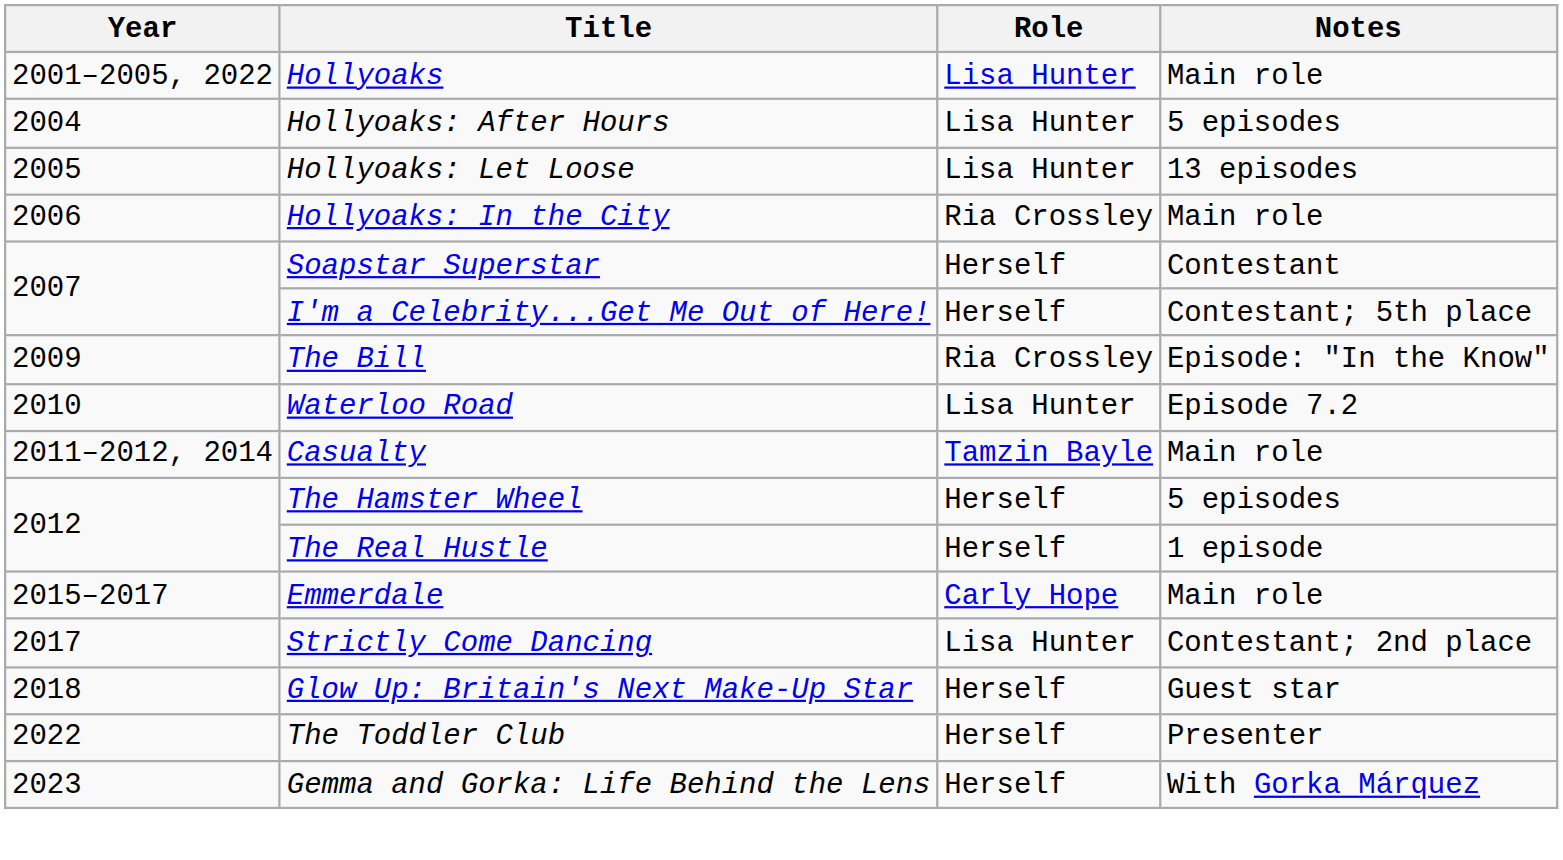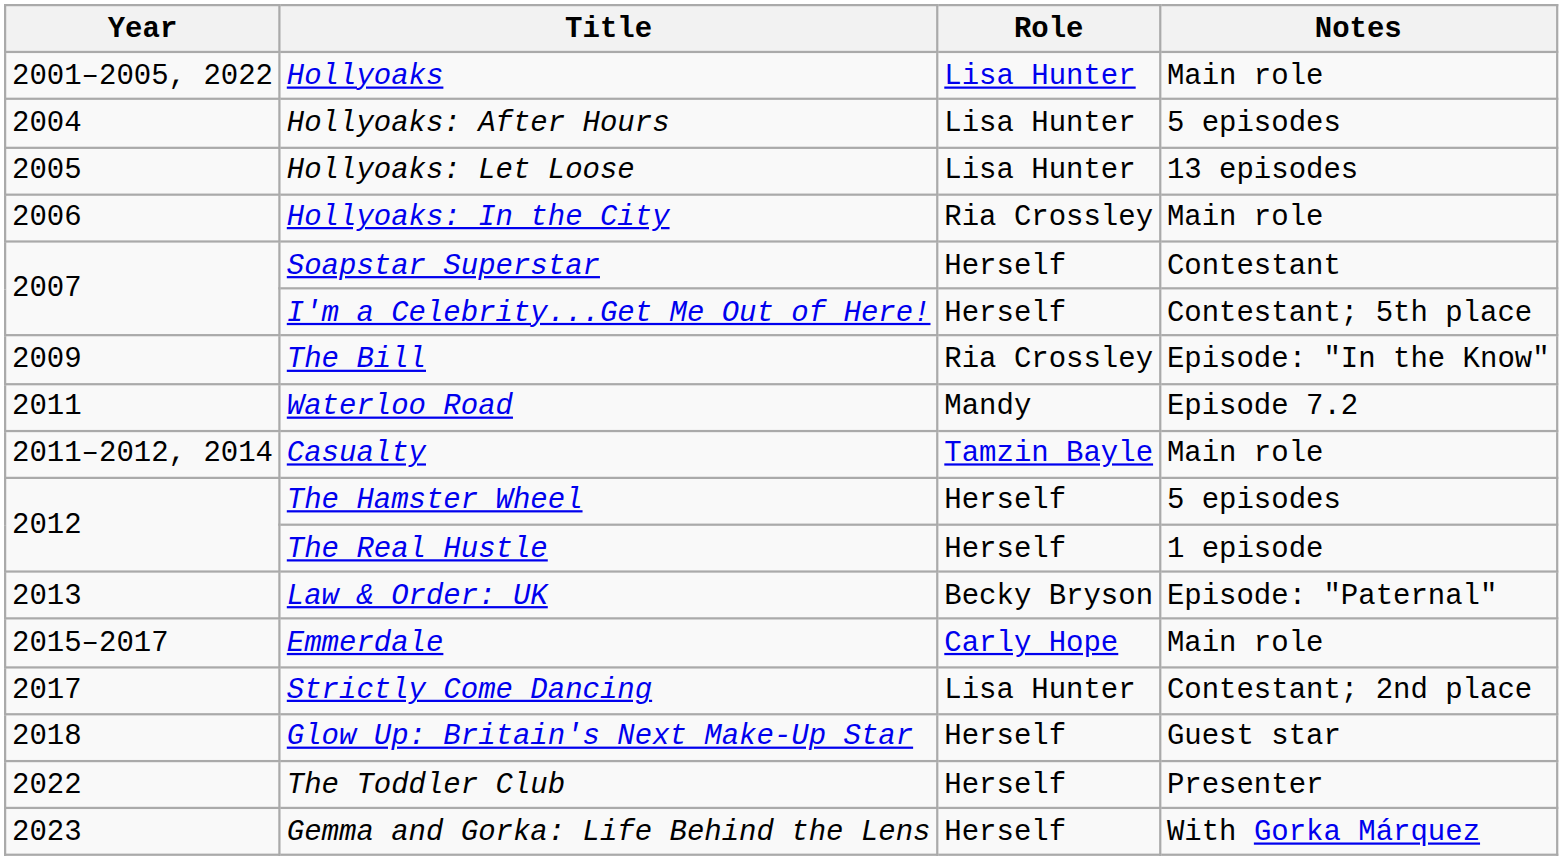(47, 407) 2010 -> (47, 407) 2011
(1040, 407) Lisa Hunter -> (988, 407) Mandy
+ row: (417, 596)
